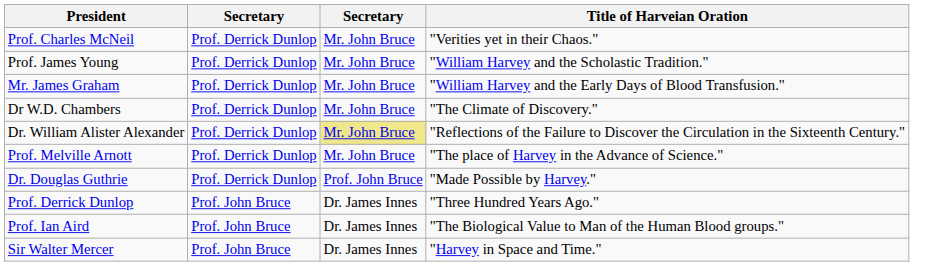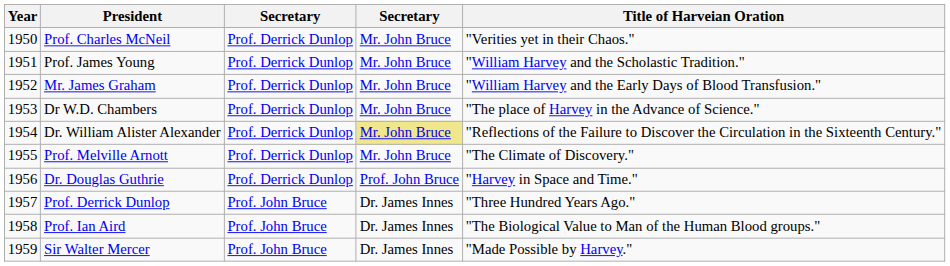+ column: (23, 16)
(514, 109) "The Climate of Discovery." -> (613, 109) "The place of Harvey in the Advance of Science."
(576, 156) "The place of Harvey in the Advance of Science." -> (550, 156) "The Climate of Discovery."
(513, 179) "Made Possible by Harvey." -> (552, 179) "Harvey in Space and Time."
(516, 249) "Harvey in Space and Time." -> (549, 249) "Made Possible by Harvey."
